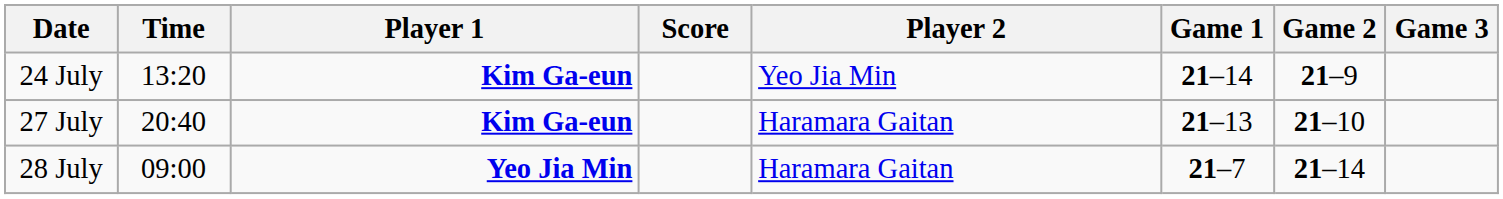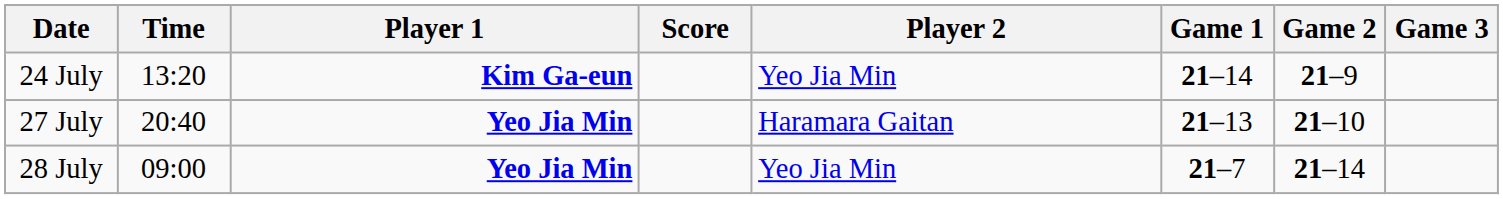(557, 122) Kim Ga-eun -> (560, 122) Yeo Jia Min
(856, 169) Haramara Gaitan -> (827, 169) Yeo Jia Min
